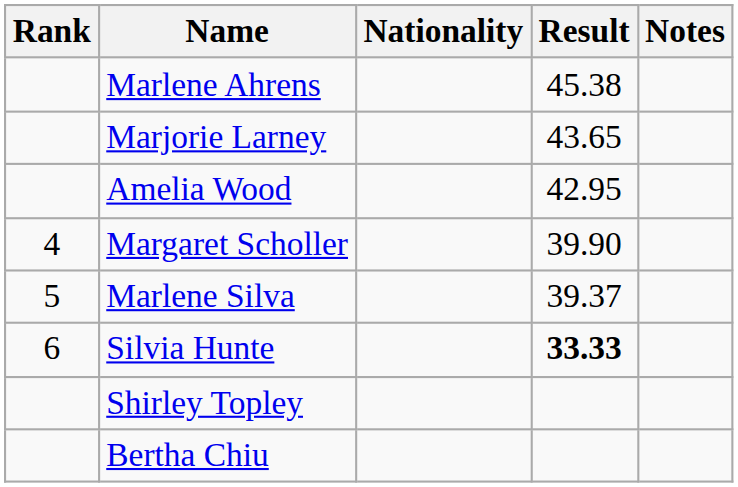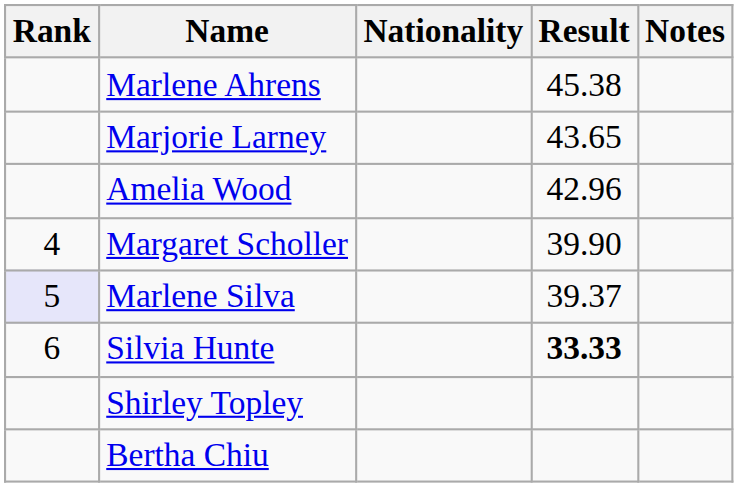(584, 190) 42.95 -> (584, 190) 42.96
(52, 296) no background -> (52, 296) lavender background
